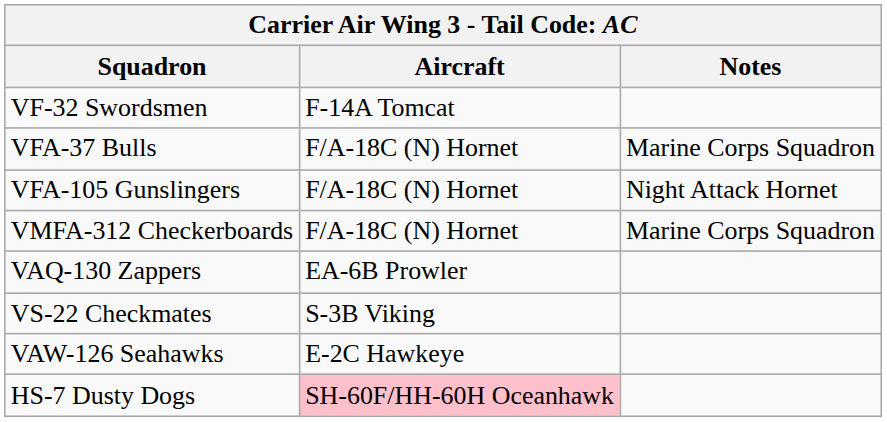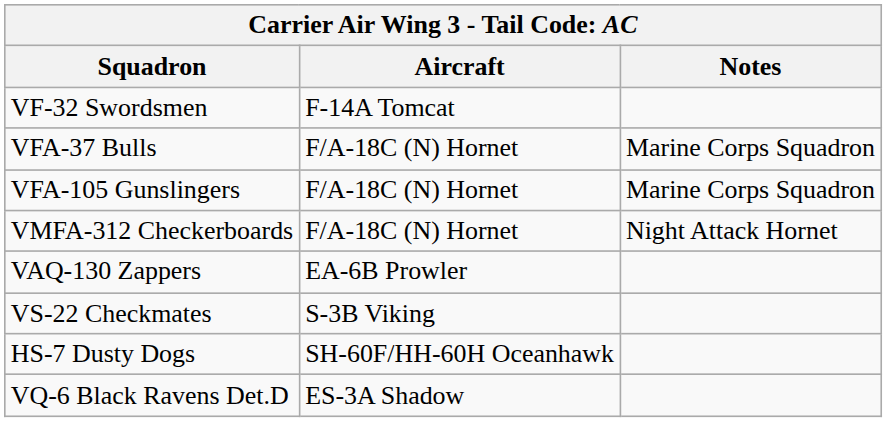(732, 189) Night Attack Hornet -> (751, 189) Marine Corps Squadron
(751, 230) Marine Corps Squadron -> (732, 230) Night Attack Hornet
- row: (117, 353)
(460, 395) pink background -> (460, 353) no background
+ row: (150, 395)
